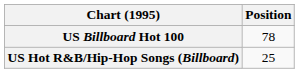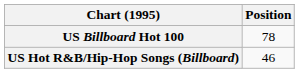(268, 57) 25 -> (268, 57) 46
